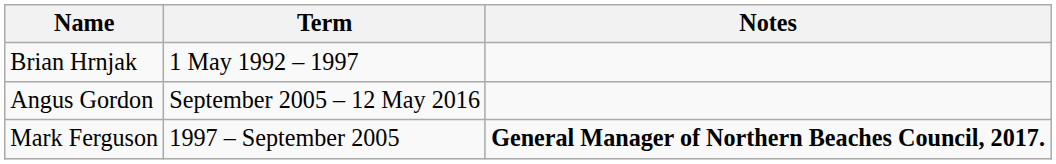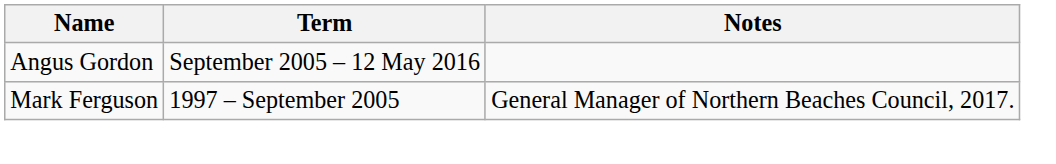- row: (74, 61)
(768, 138) bold -> (753, 100) normal
